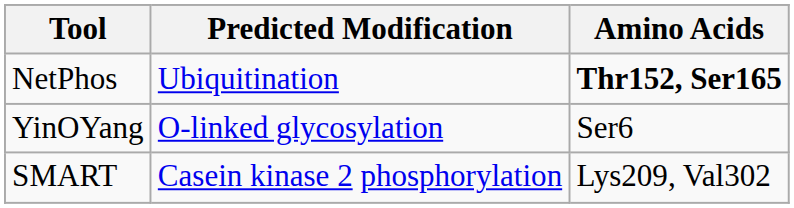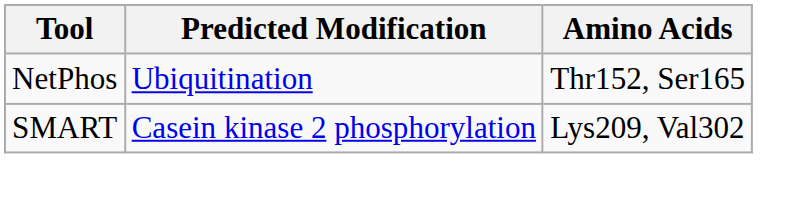(679, 78) bold -> (648, 78) normal
- row: (78, 127)
